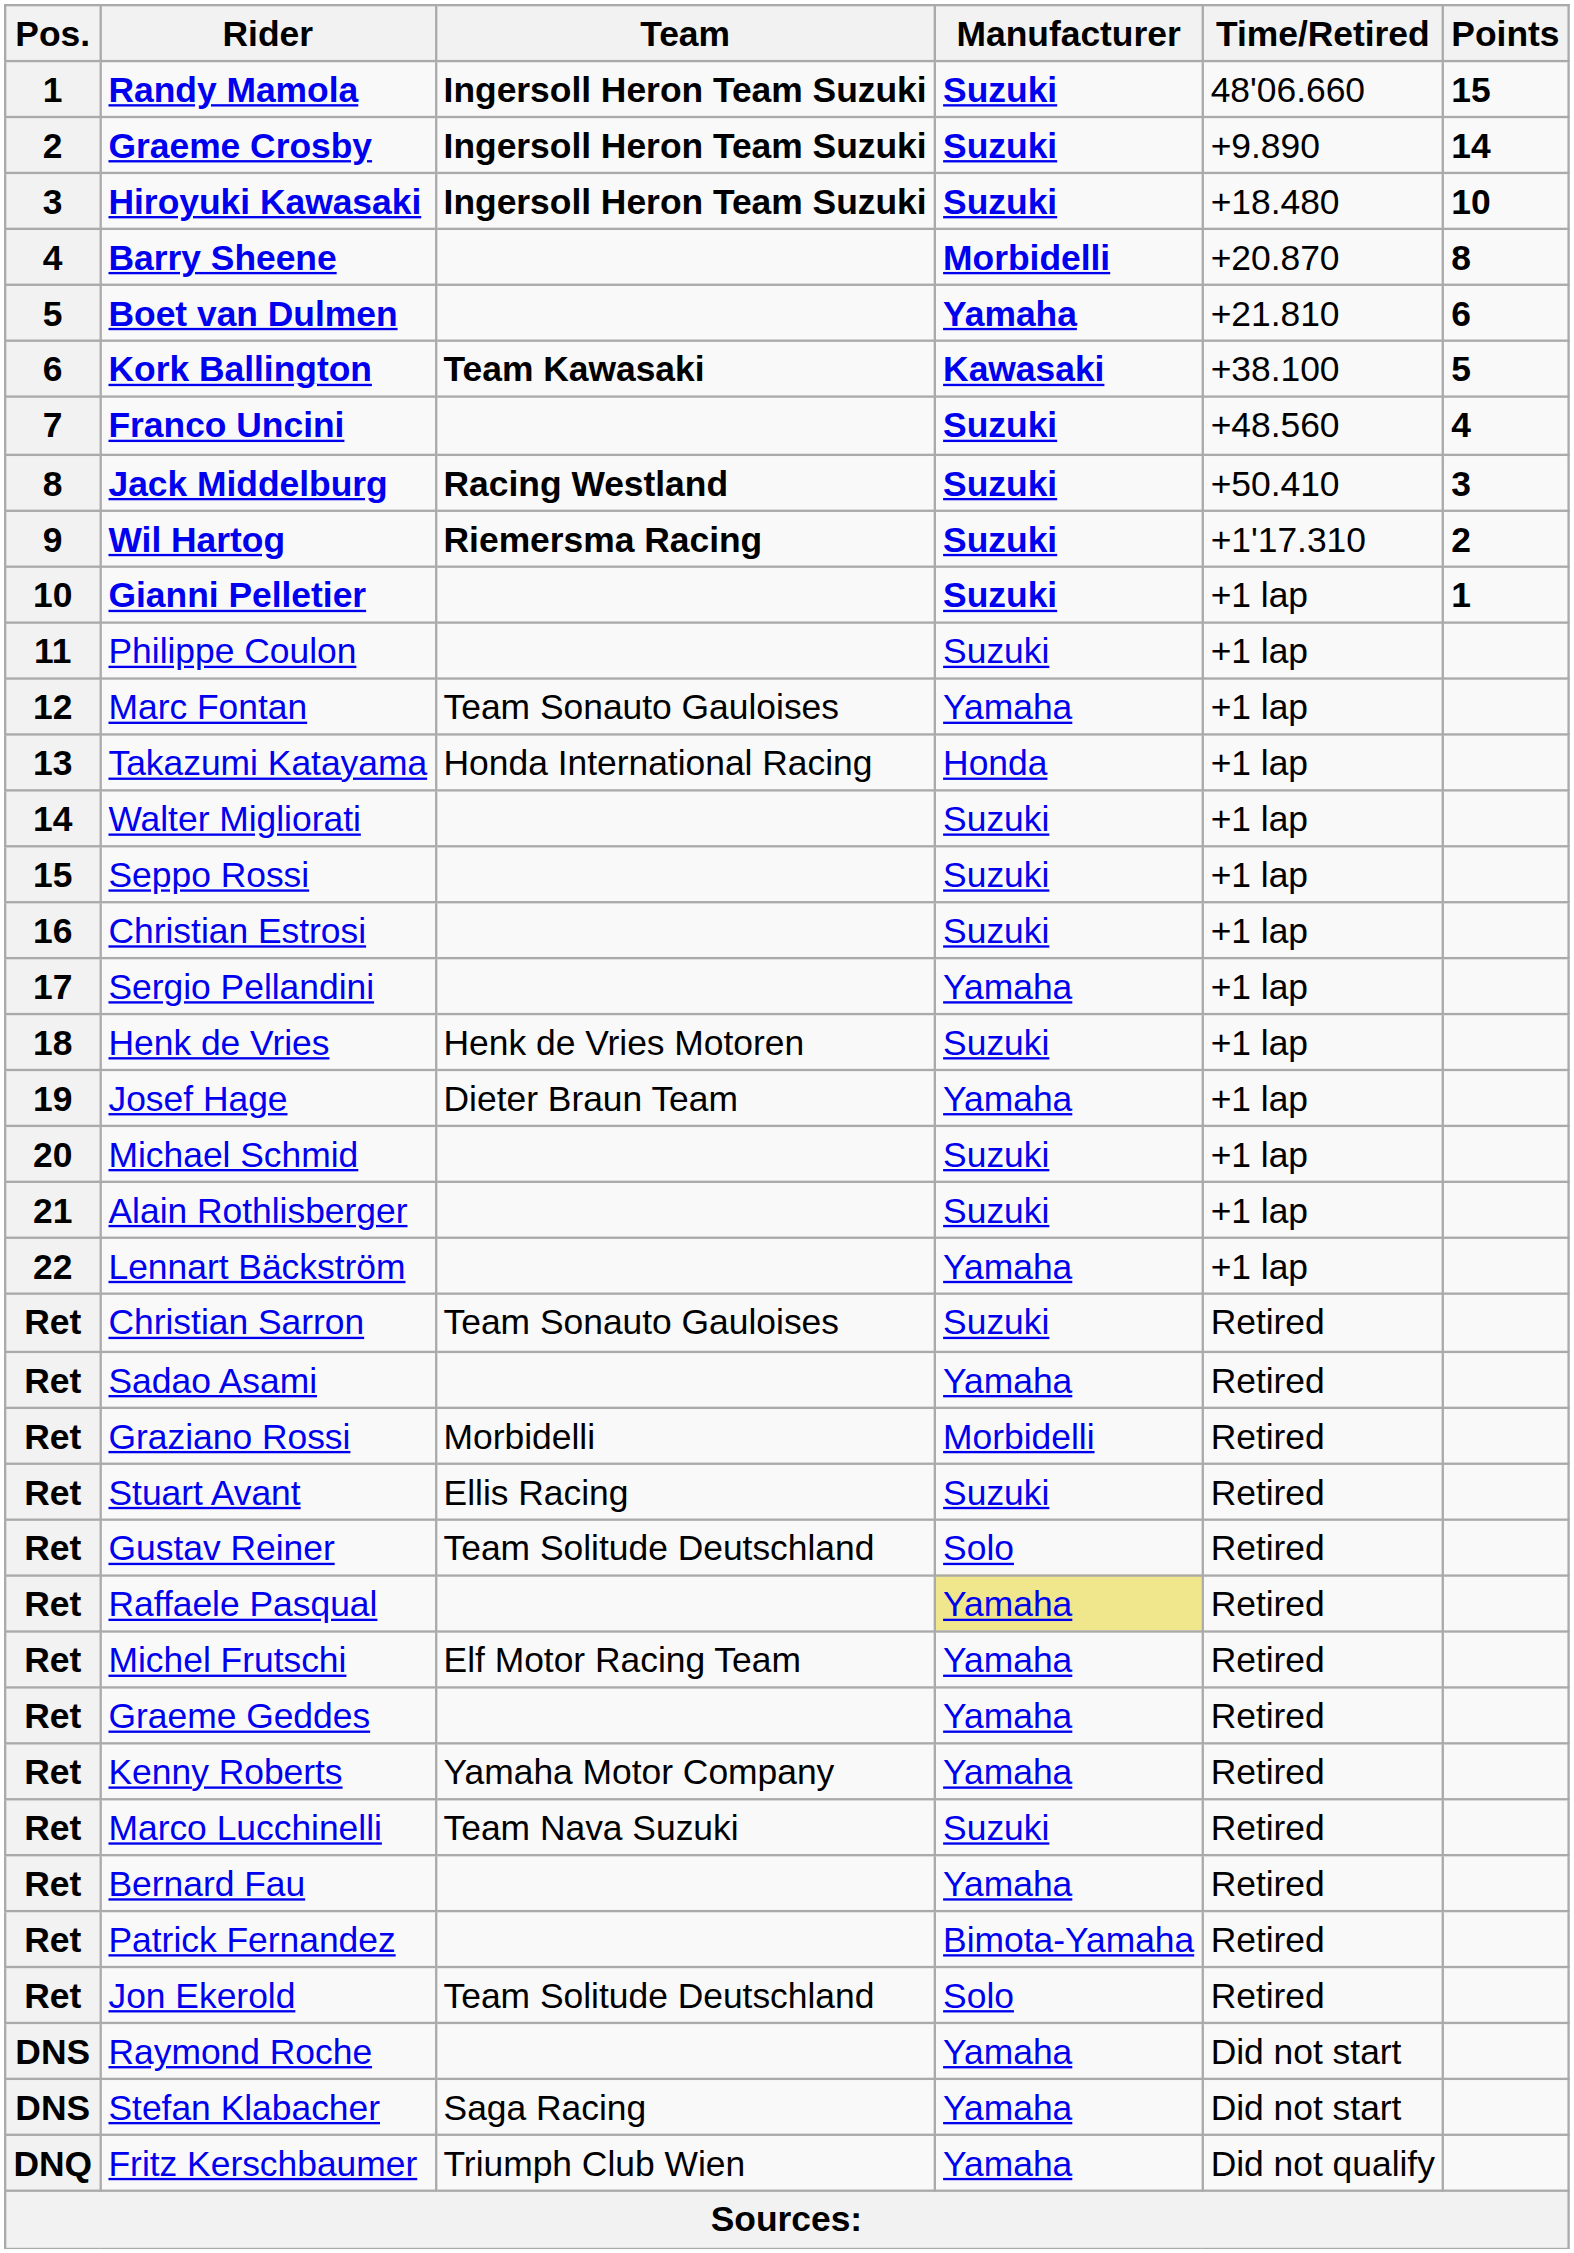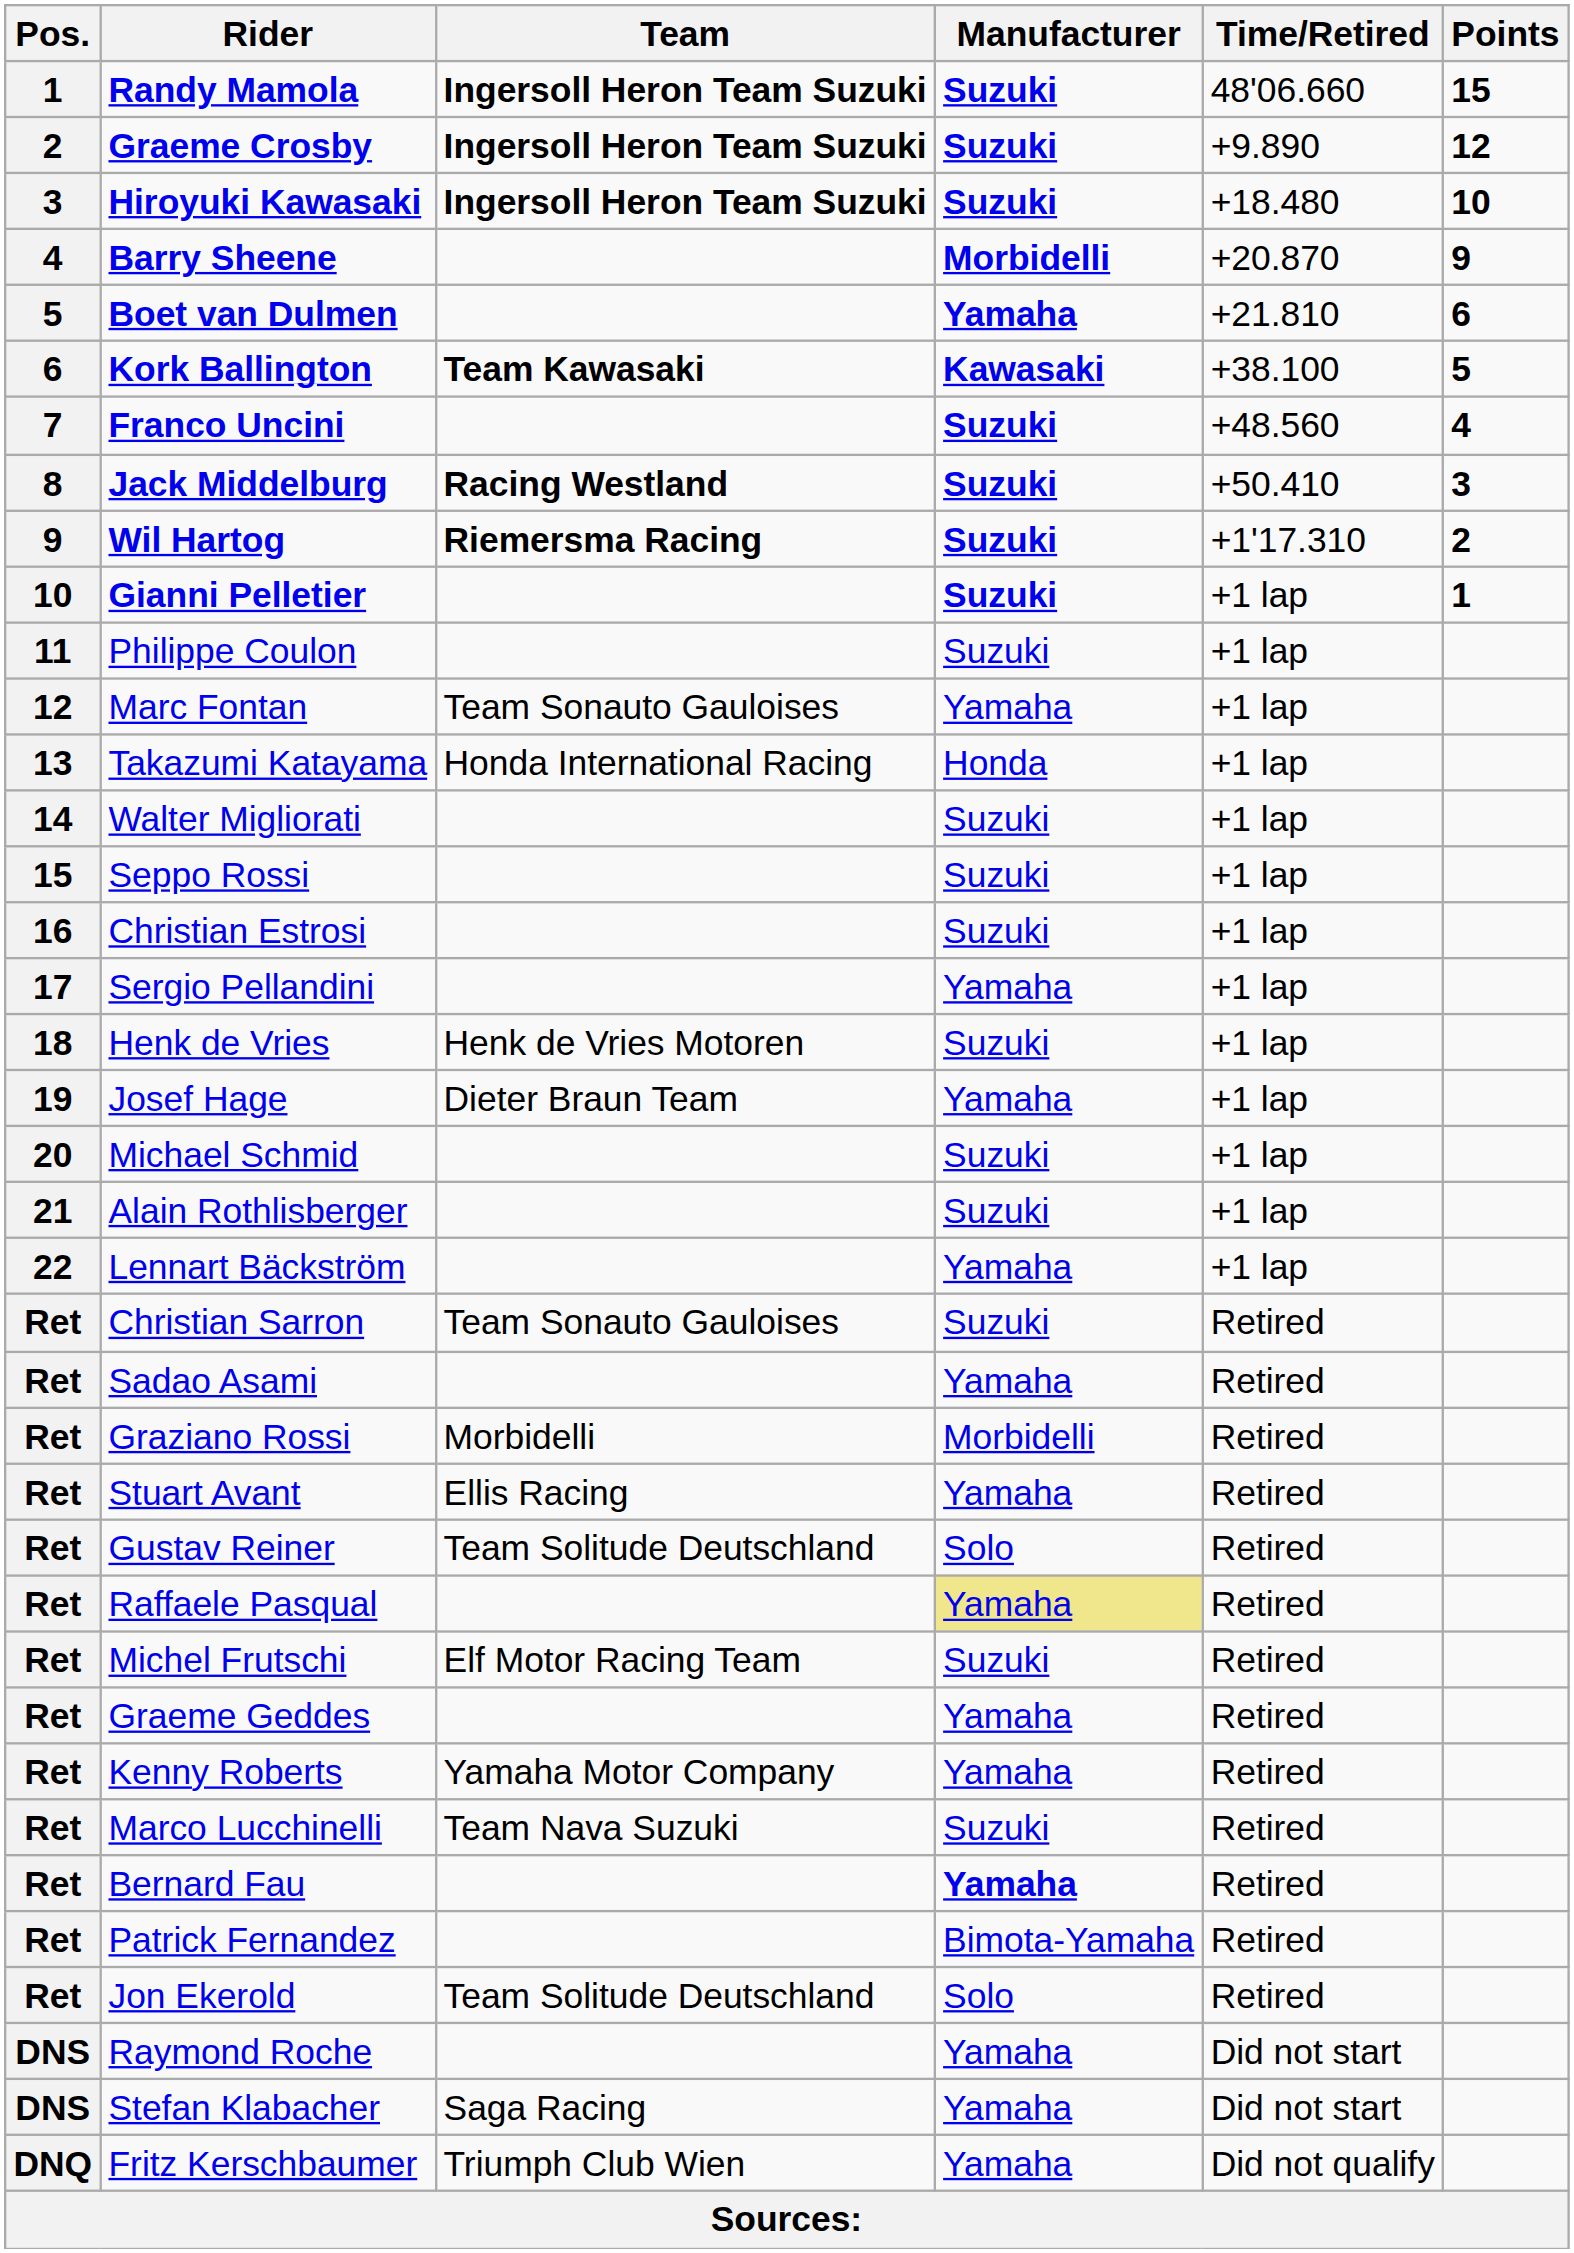(1471, 146) 14 -> (1471, 146) 12
(1461, 258) 8 -> (1461, 258) 9
(996, 1491) Suzuki -> (1008, 1491) Yamaha
(1008, 1659) Yamaha -> (996, 1659) Suzuki
(1008, 1884) normal -> (1010, 1884) bold
